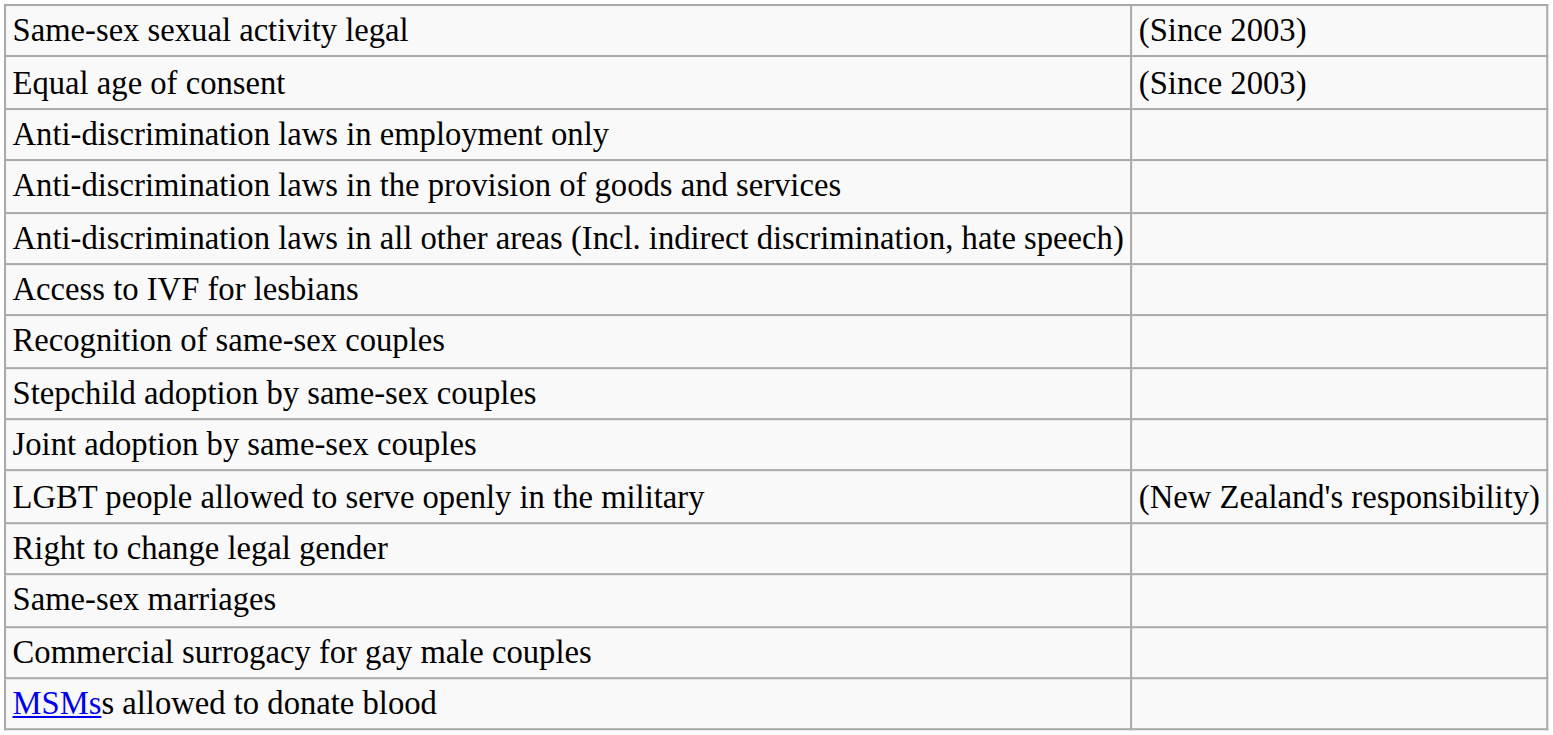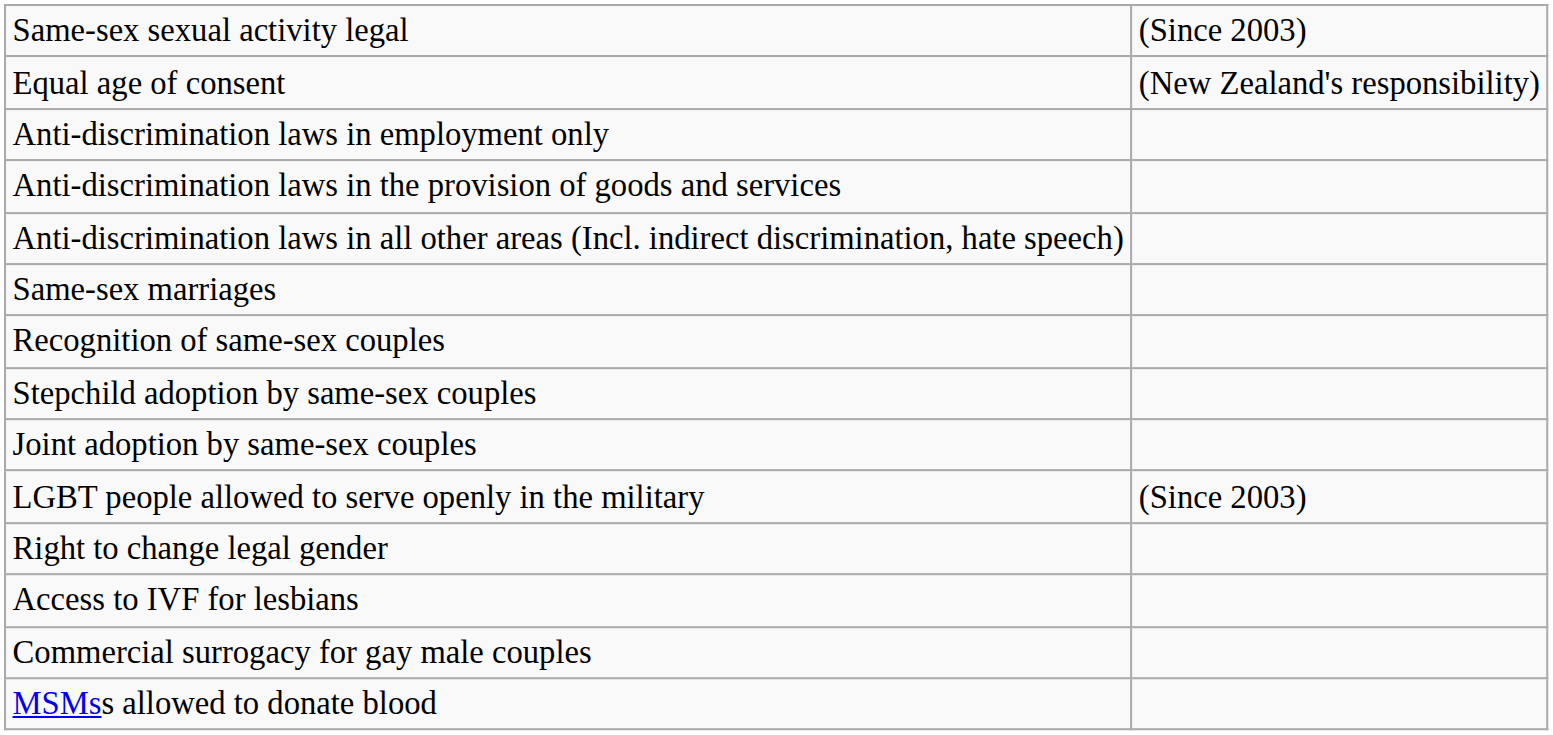(1223, 82) (Since 2003) -> (1339, 82) (New Zealand's responsibility)
rows swapped: (144, 599) <-> (186, 289)
(1339, 496) (New Zealand's responsibility) -> (1223, 496) (Since 2003)
